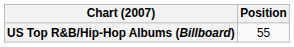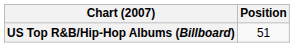(263, 32) 55 -> (263, 32) 51
